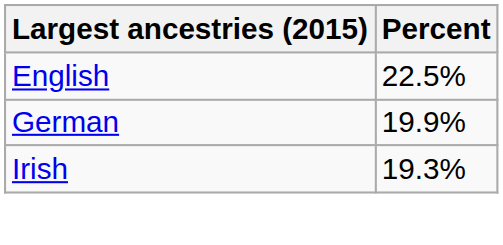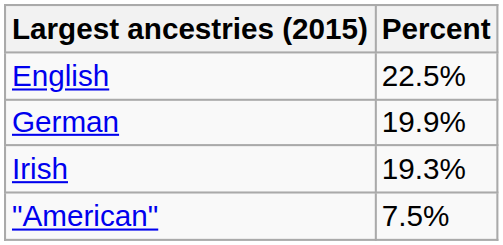+ row: (85, 216)
